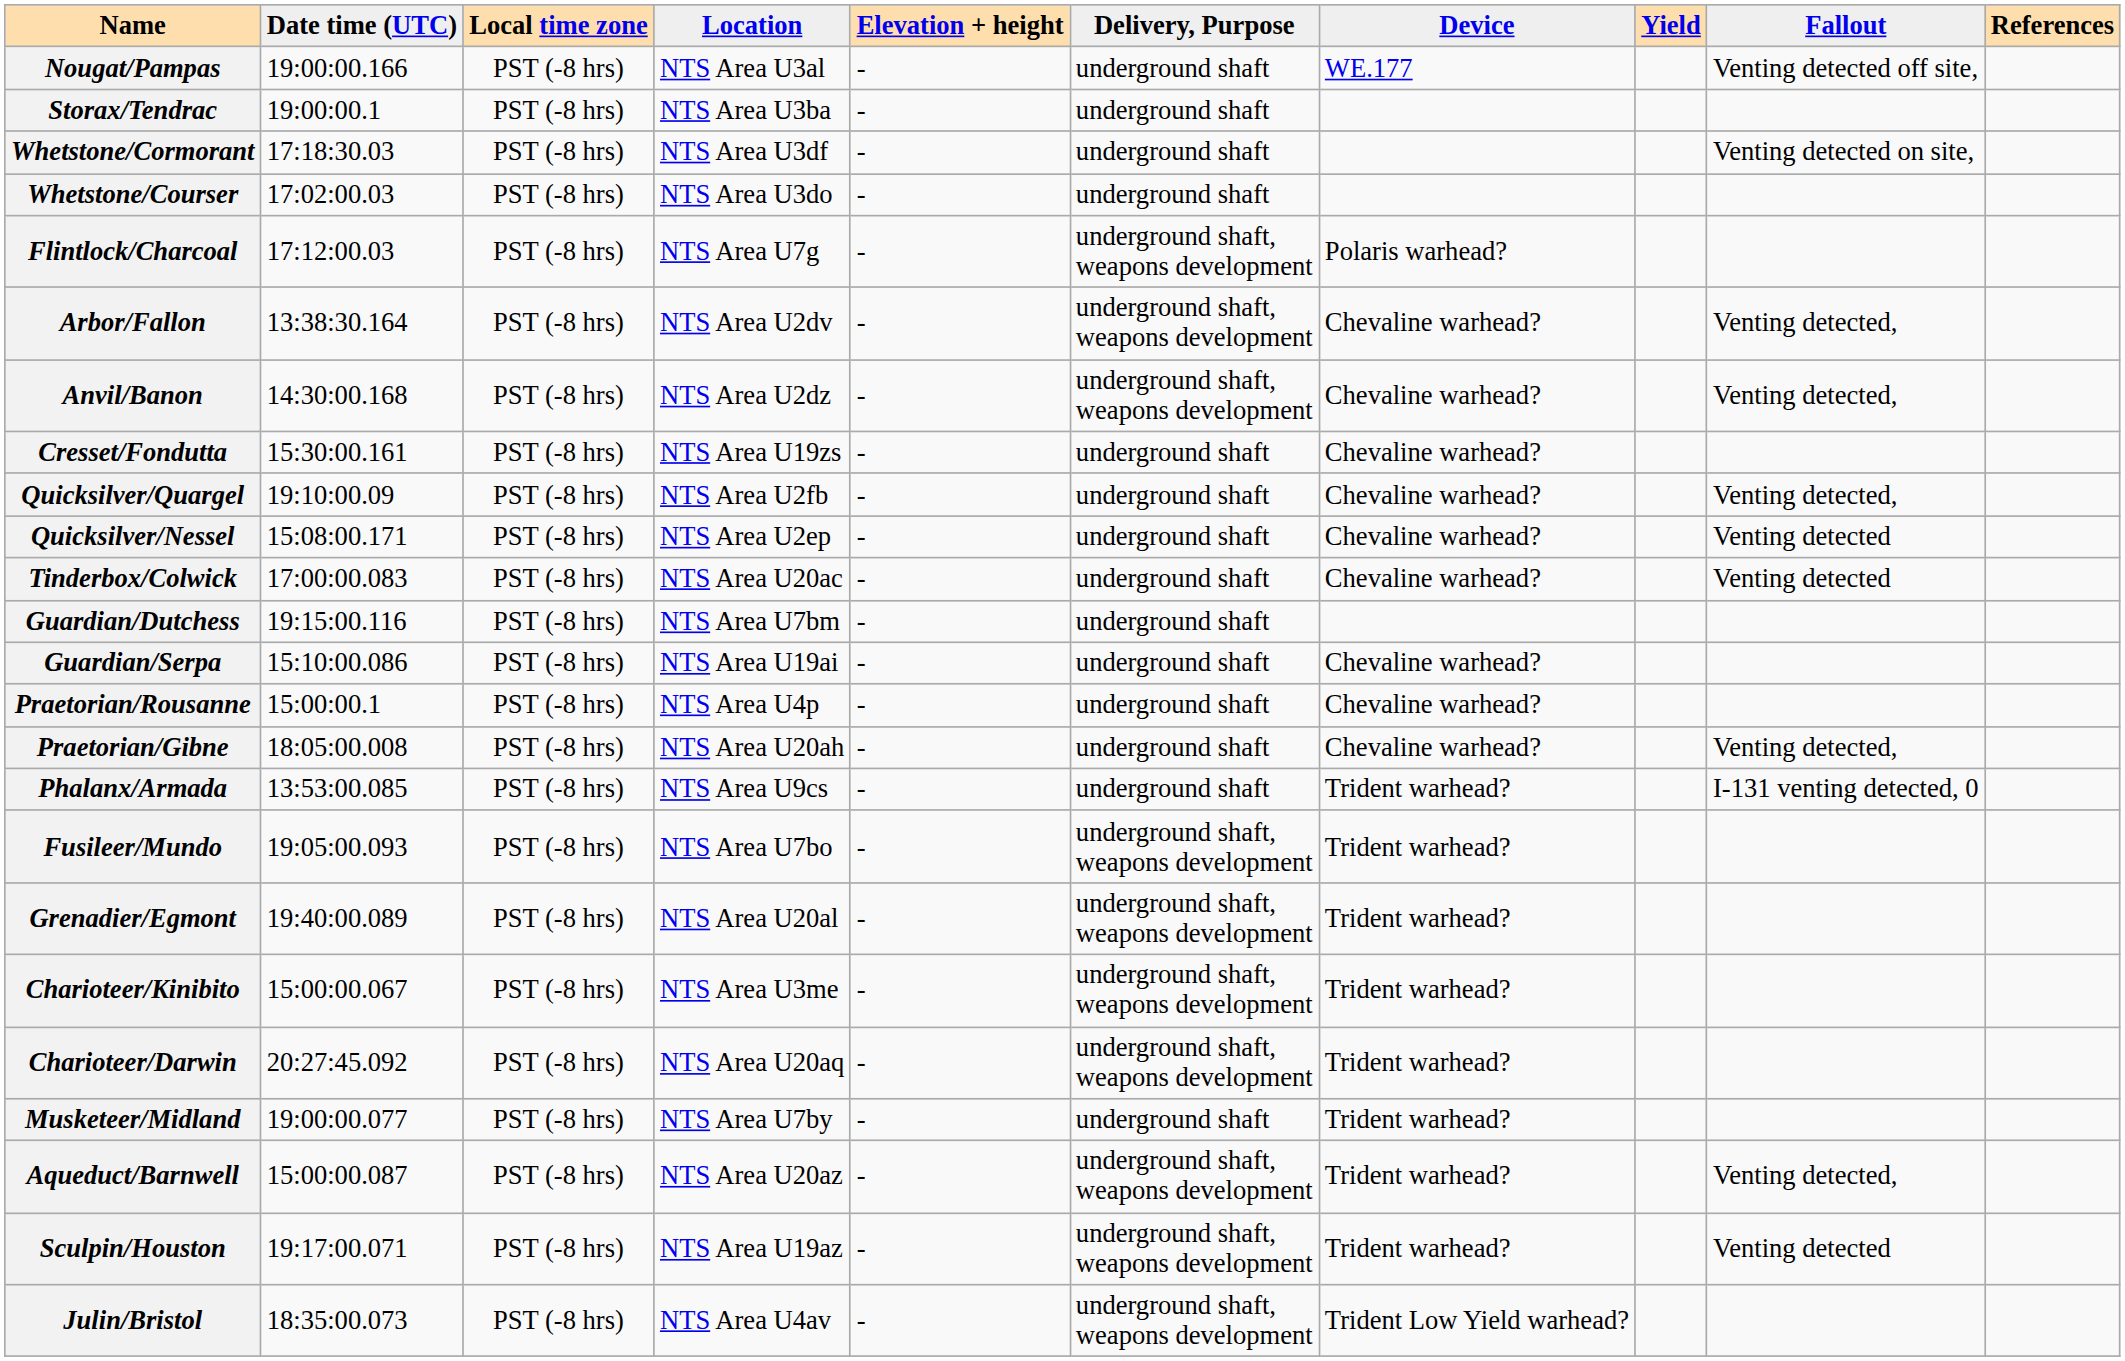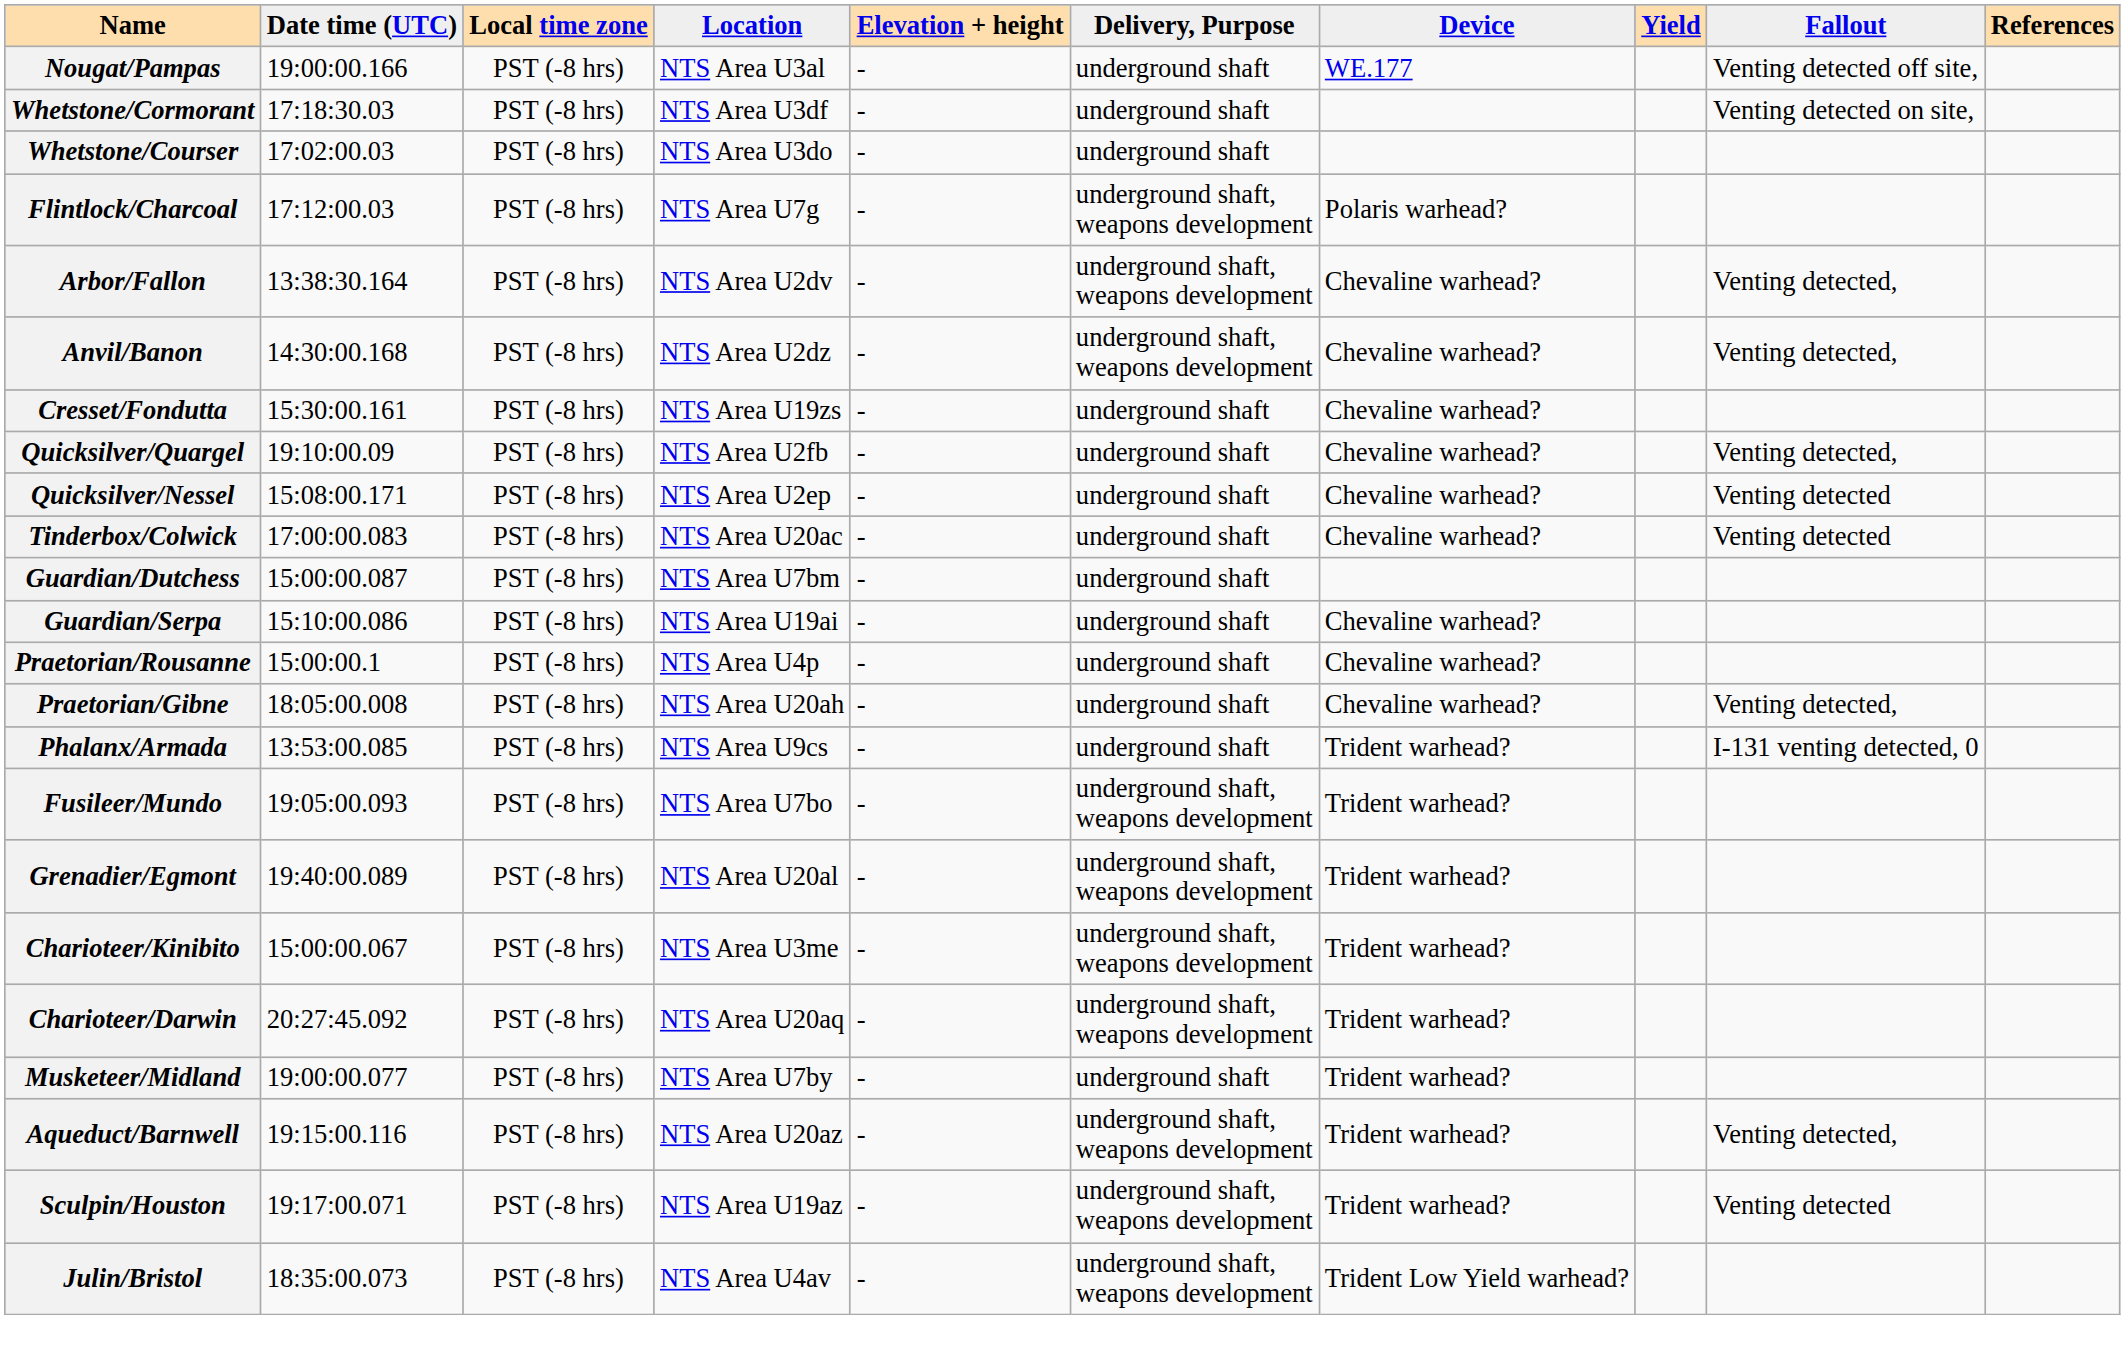- row: (133, 109)
(337, 620) 19:15:00.116 -> (337, 578) 15:00:00.087
(337, 1176) 15:00:00.087 -> (337, 1134) 19:15:00.116
